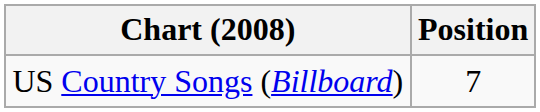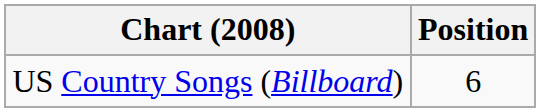(473, 80) 7 -> (473, 80) 6
